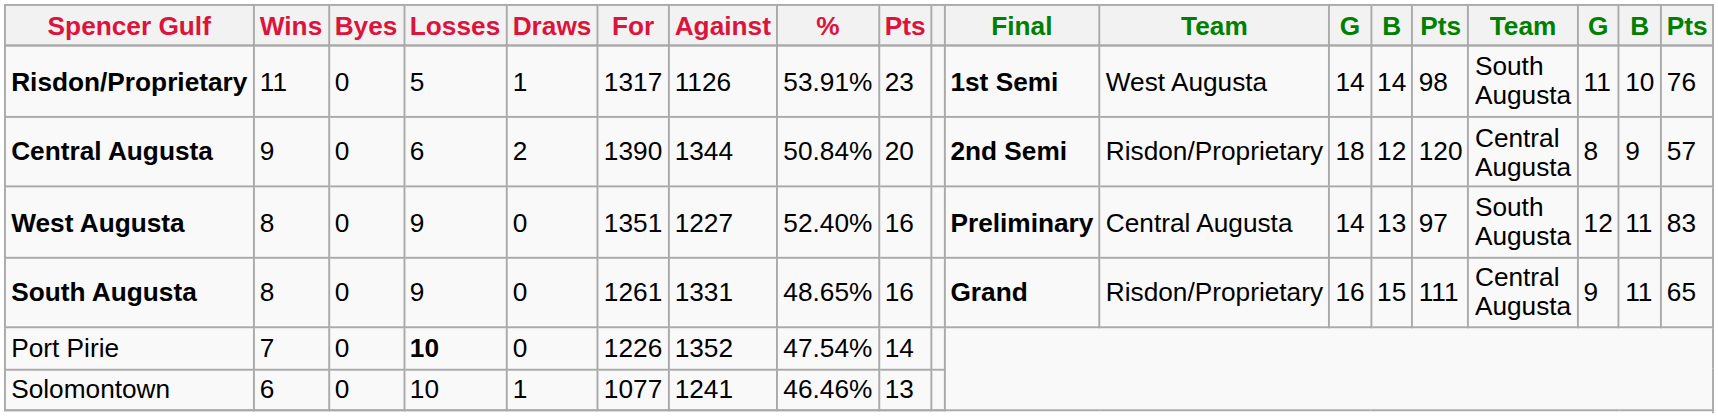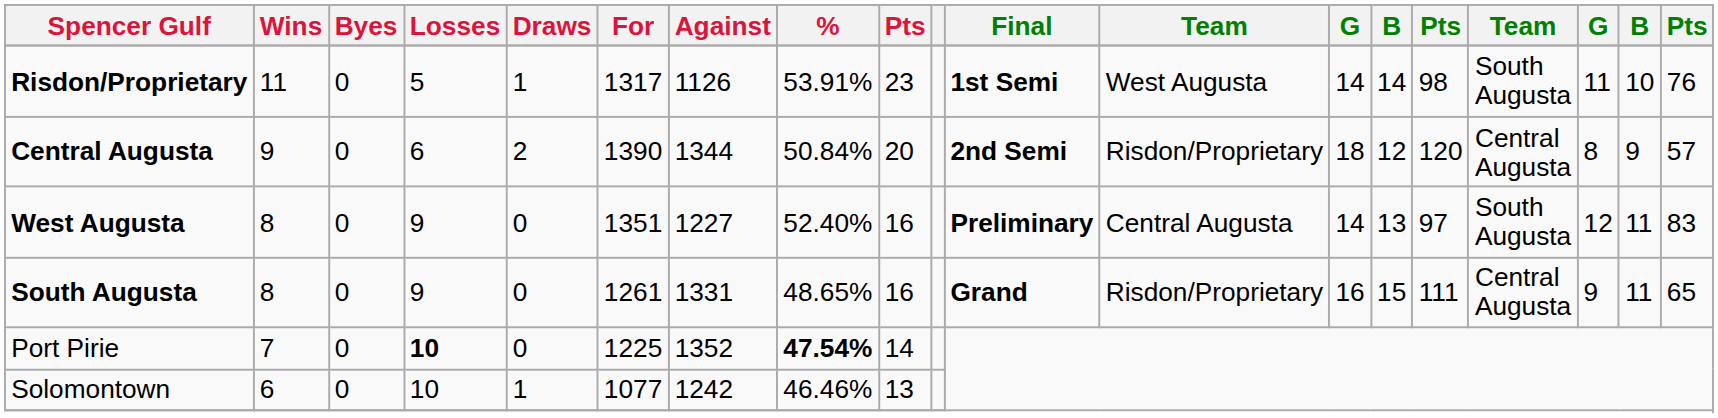(633, 348) 1226 -> (633, 348) 1225
(828, 348) normal -> (828, 348) bold
(704, 389) 1241 -> (704, 389) 1242
